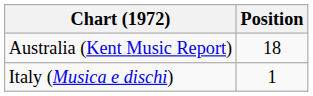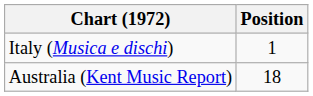rows swapped: (120, 47) <-> (91, 76)
